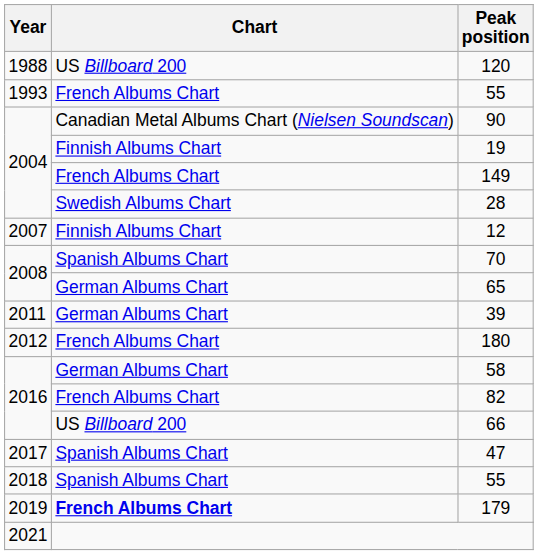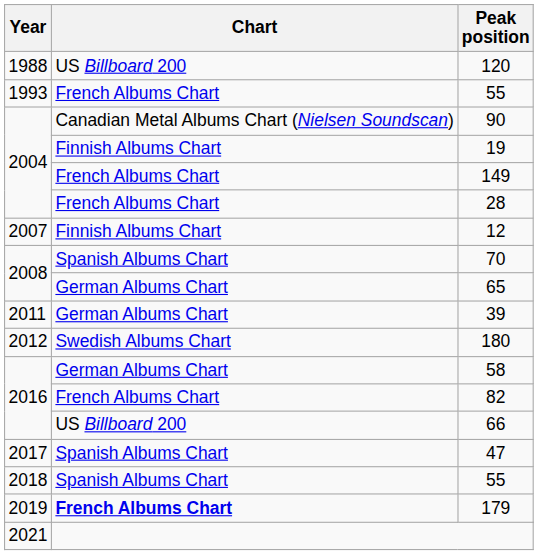(143, 203) Swedish Albums Chart -> (137, 203) French Albums Chart
(137, 342) French Albums Chart -> (143, 342) Swedish Albums Chart
